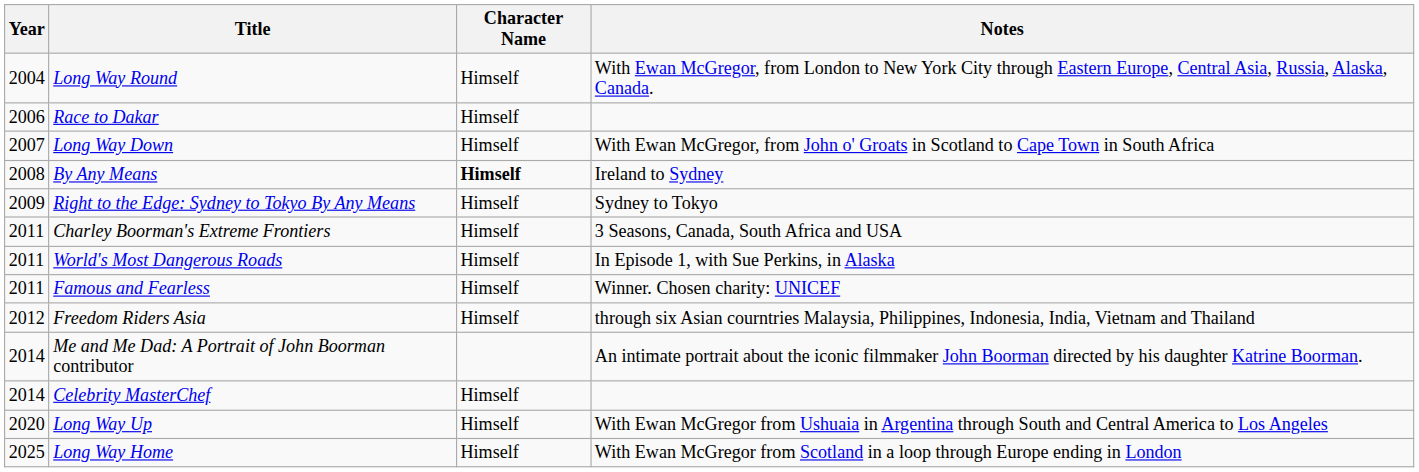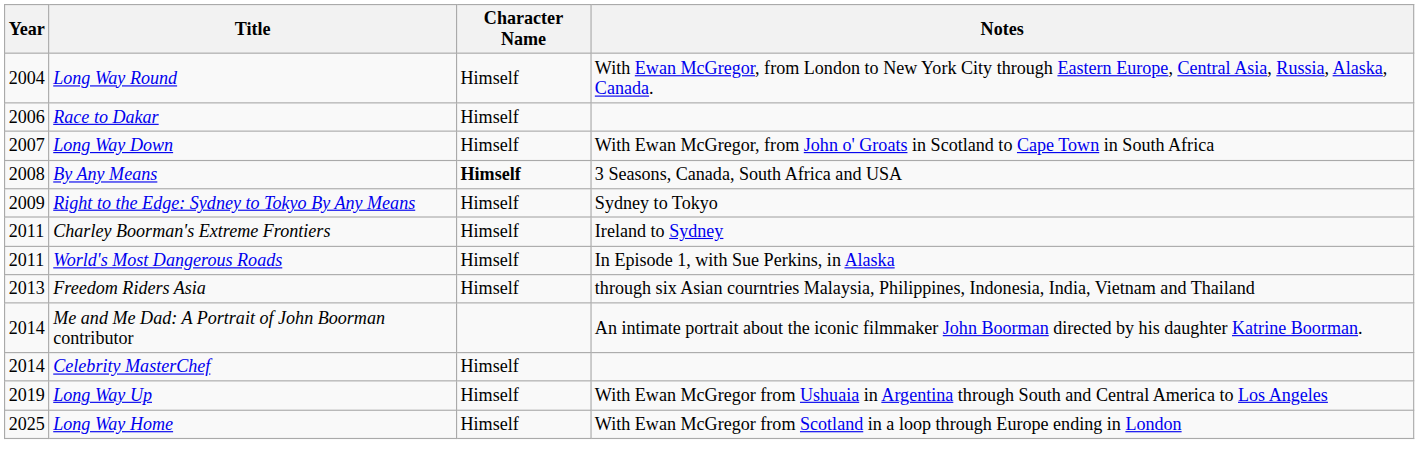(659, 174) Ireland to Sydney -> (749, 174) 3 Seasons, Canada, South Africa and USA
(749, 231) 3 Seasons, Canada, South Africa and USA -> (659, 231) Ireland to Sydney
- row: (132, 288)
(27, 317) 2012 -> (27, 288) 2013
(27, 423) 2020 -> (27, 395) 2019
